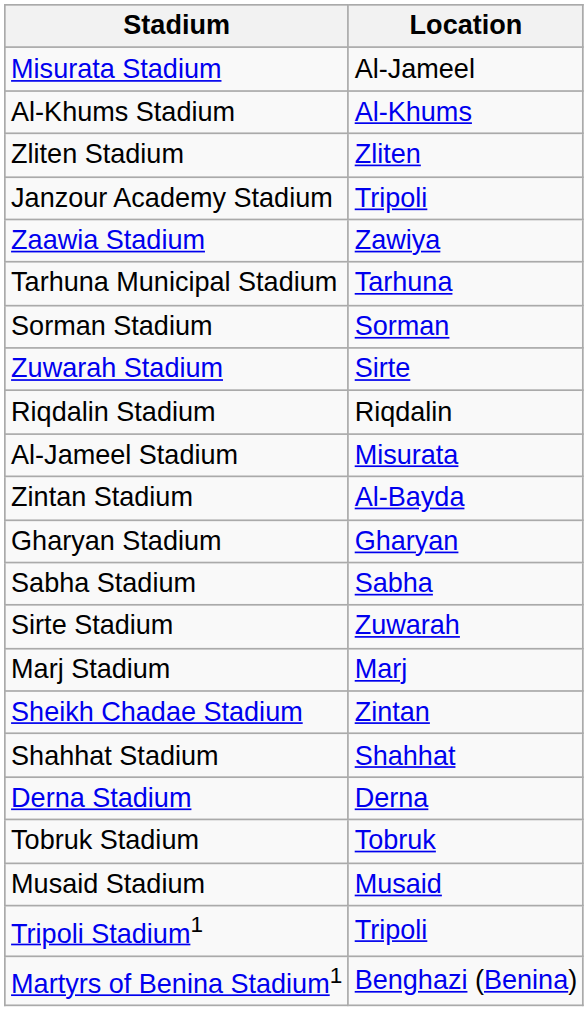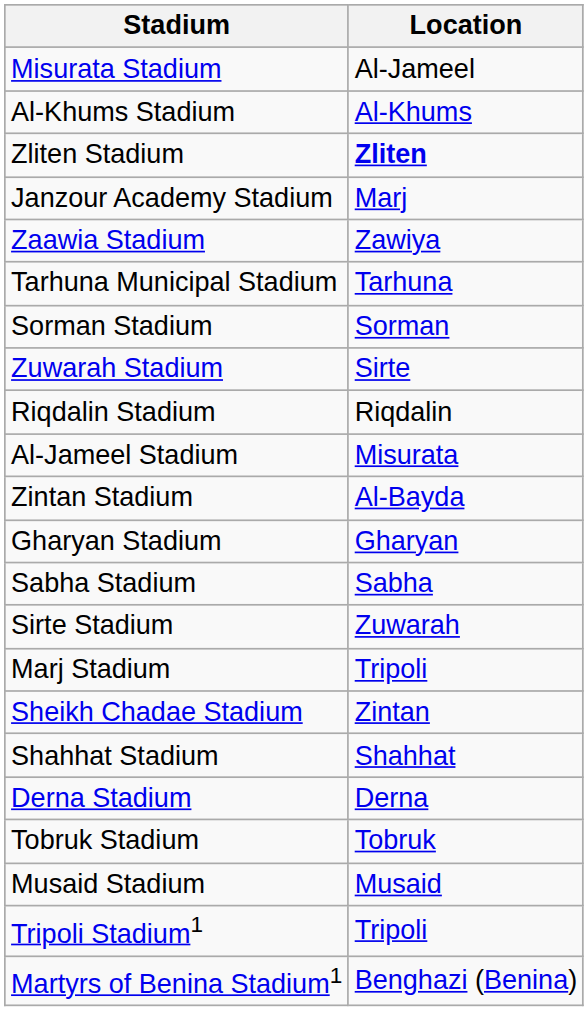(388, 154) normal -> (391, 154) bold
(391, 197) Tripoli -> (381, 197) Marj
(381, 669) Marj -> (391, 669) Tripoli
